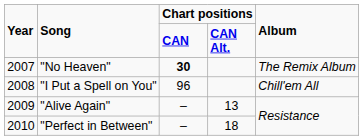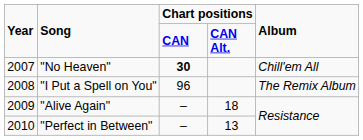(307, 67) The Remix Album -> (288, 67) Chill'em All
(288, 86) Chill'em All -> (307, 86) The Remix Album
(231, 106) 13 -> (231, 106) 18
(231, 125) 18 -> (231, 125) 13
